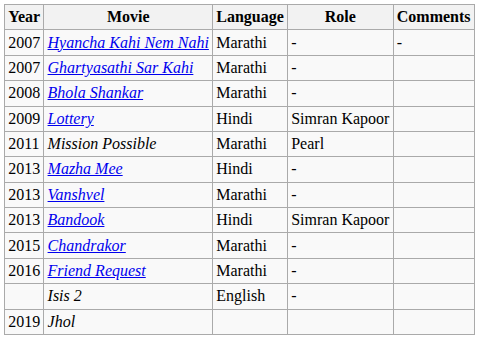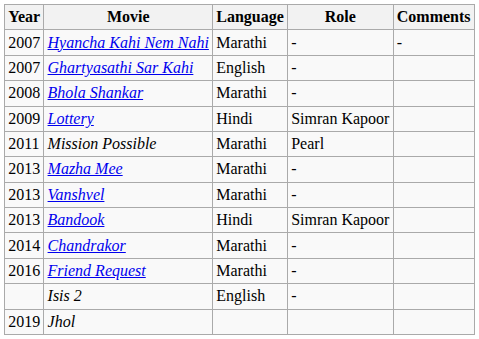(242, 67) Marathi -> (241, 67) English
(234, 169) Hindi -> (242, 169) Marathi
(24, 245) 2015 -> (24, 245) 2014
